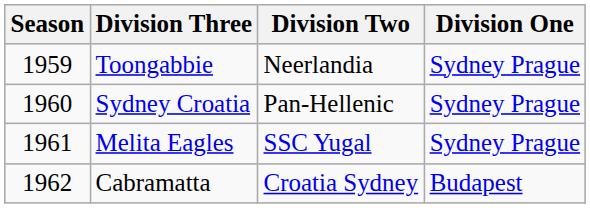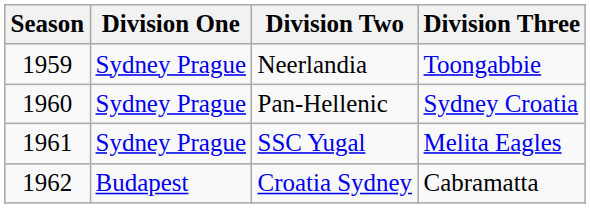columns swapped: (505, 24) <-> (174, 24)
